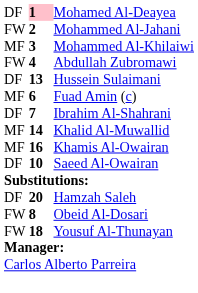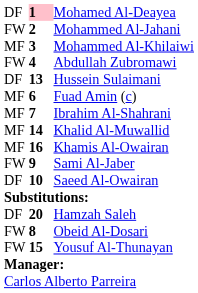(13, 113) DF -> (14, 113) MF
+ row: (94, 163)
(36, 231) 18 -> (36, 248) 15
